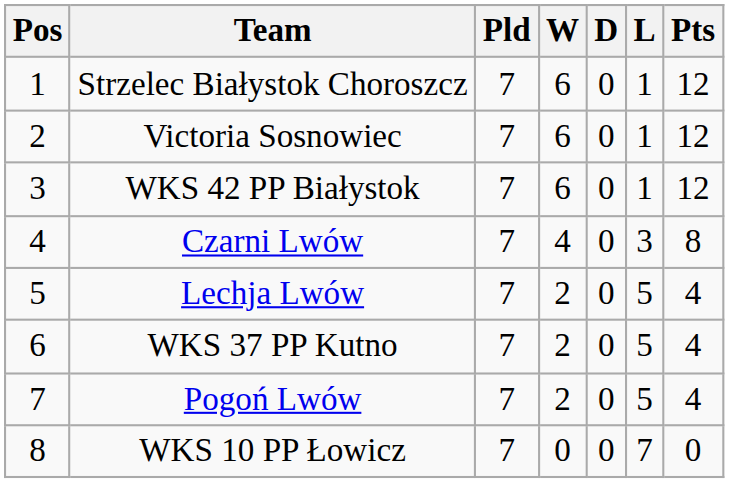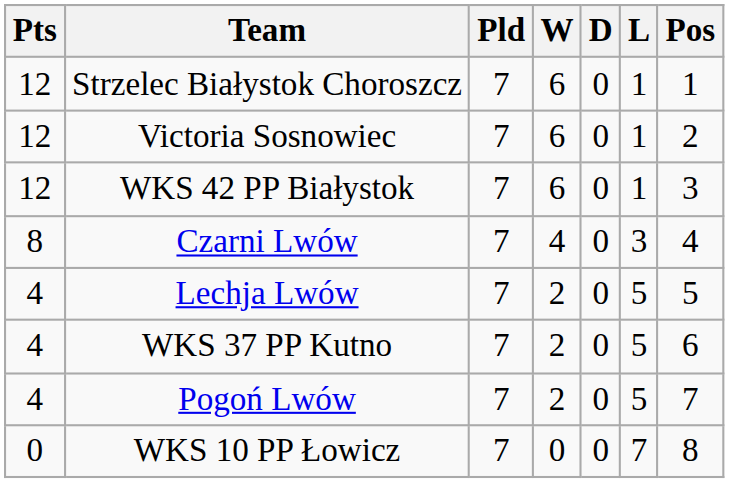columns swapped: (38, 30) <-> (693, 30)
